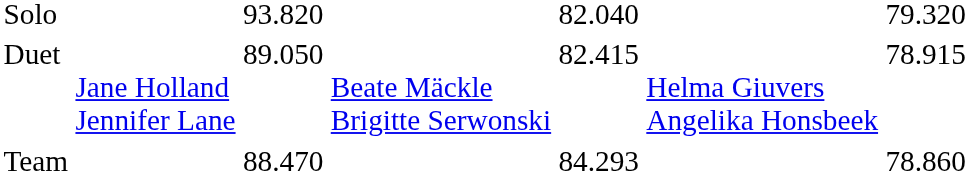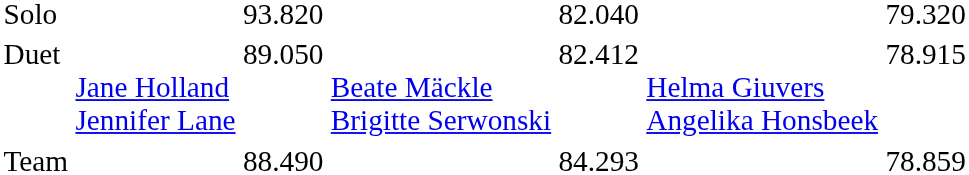(599, 54) 82.415 -> (599, 54) 82.412
(283, 160) 88.470 -> (283, 160) 88.490
(926, 160) 78.860 -> (926, 160) 78.859
